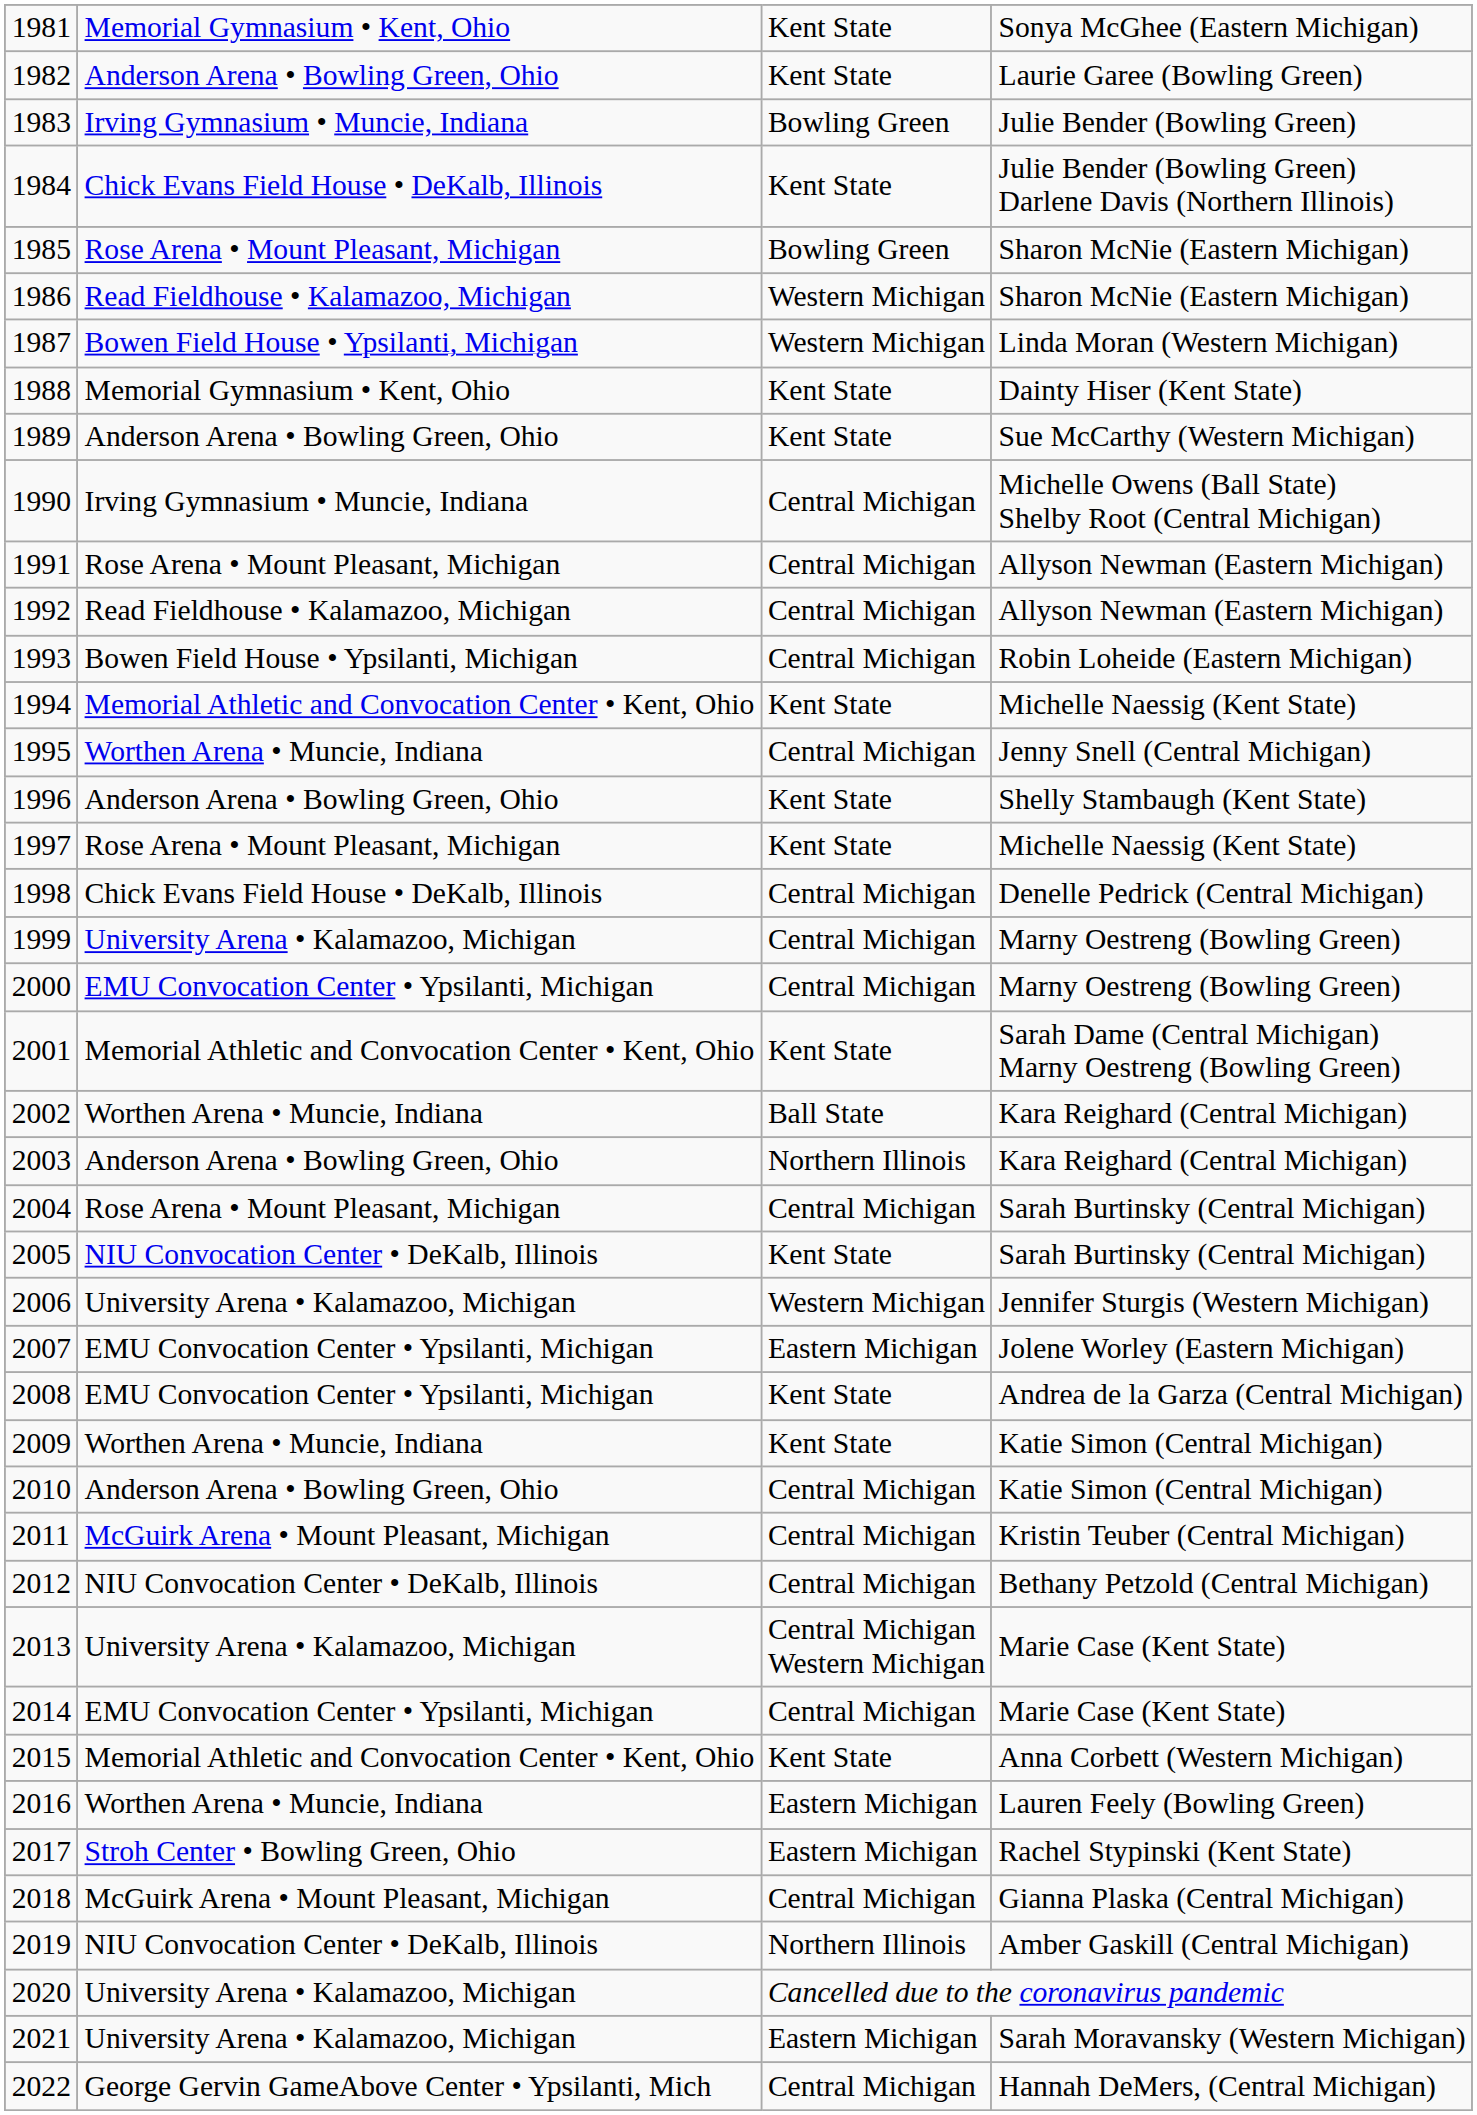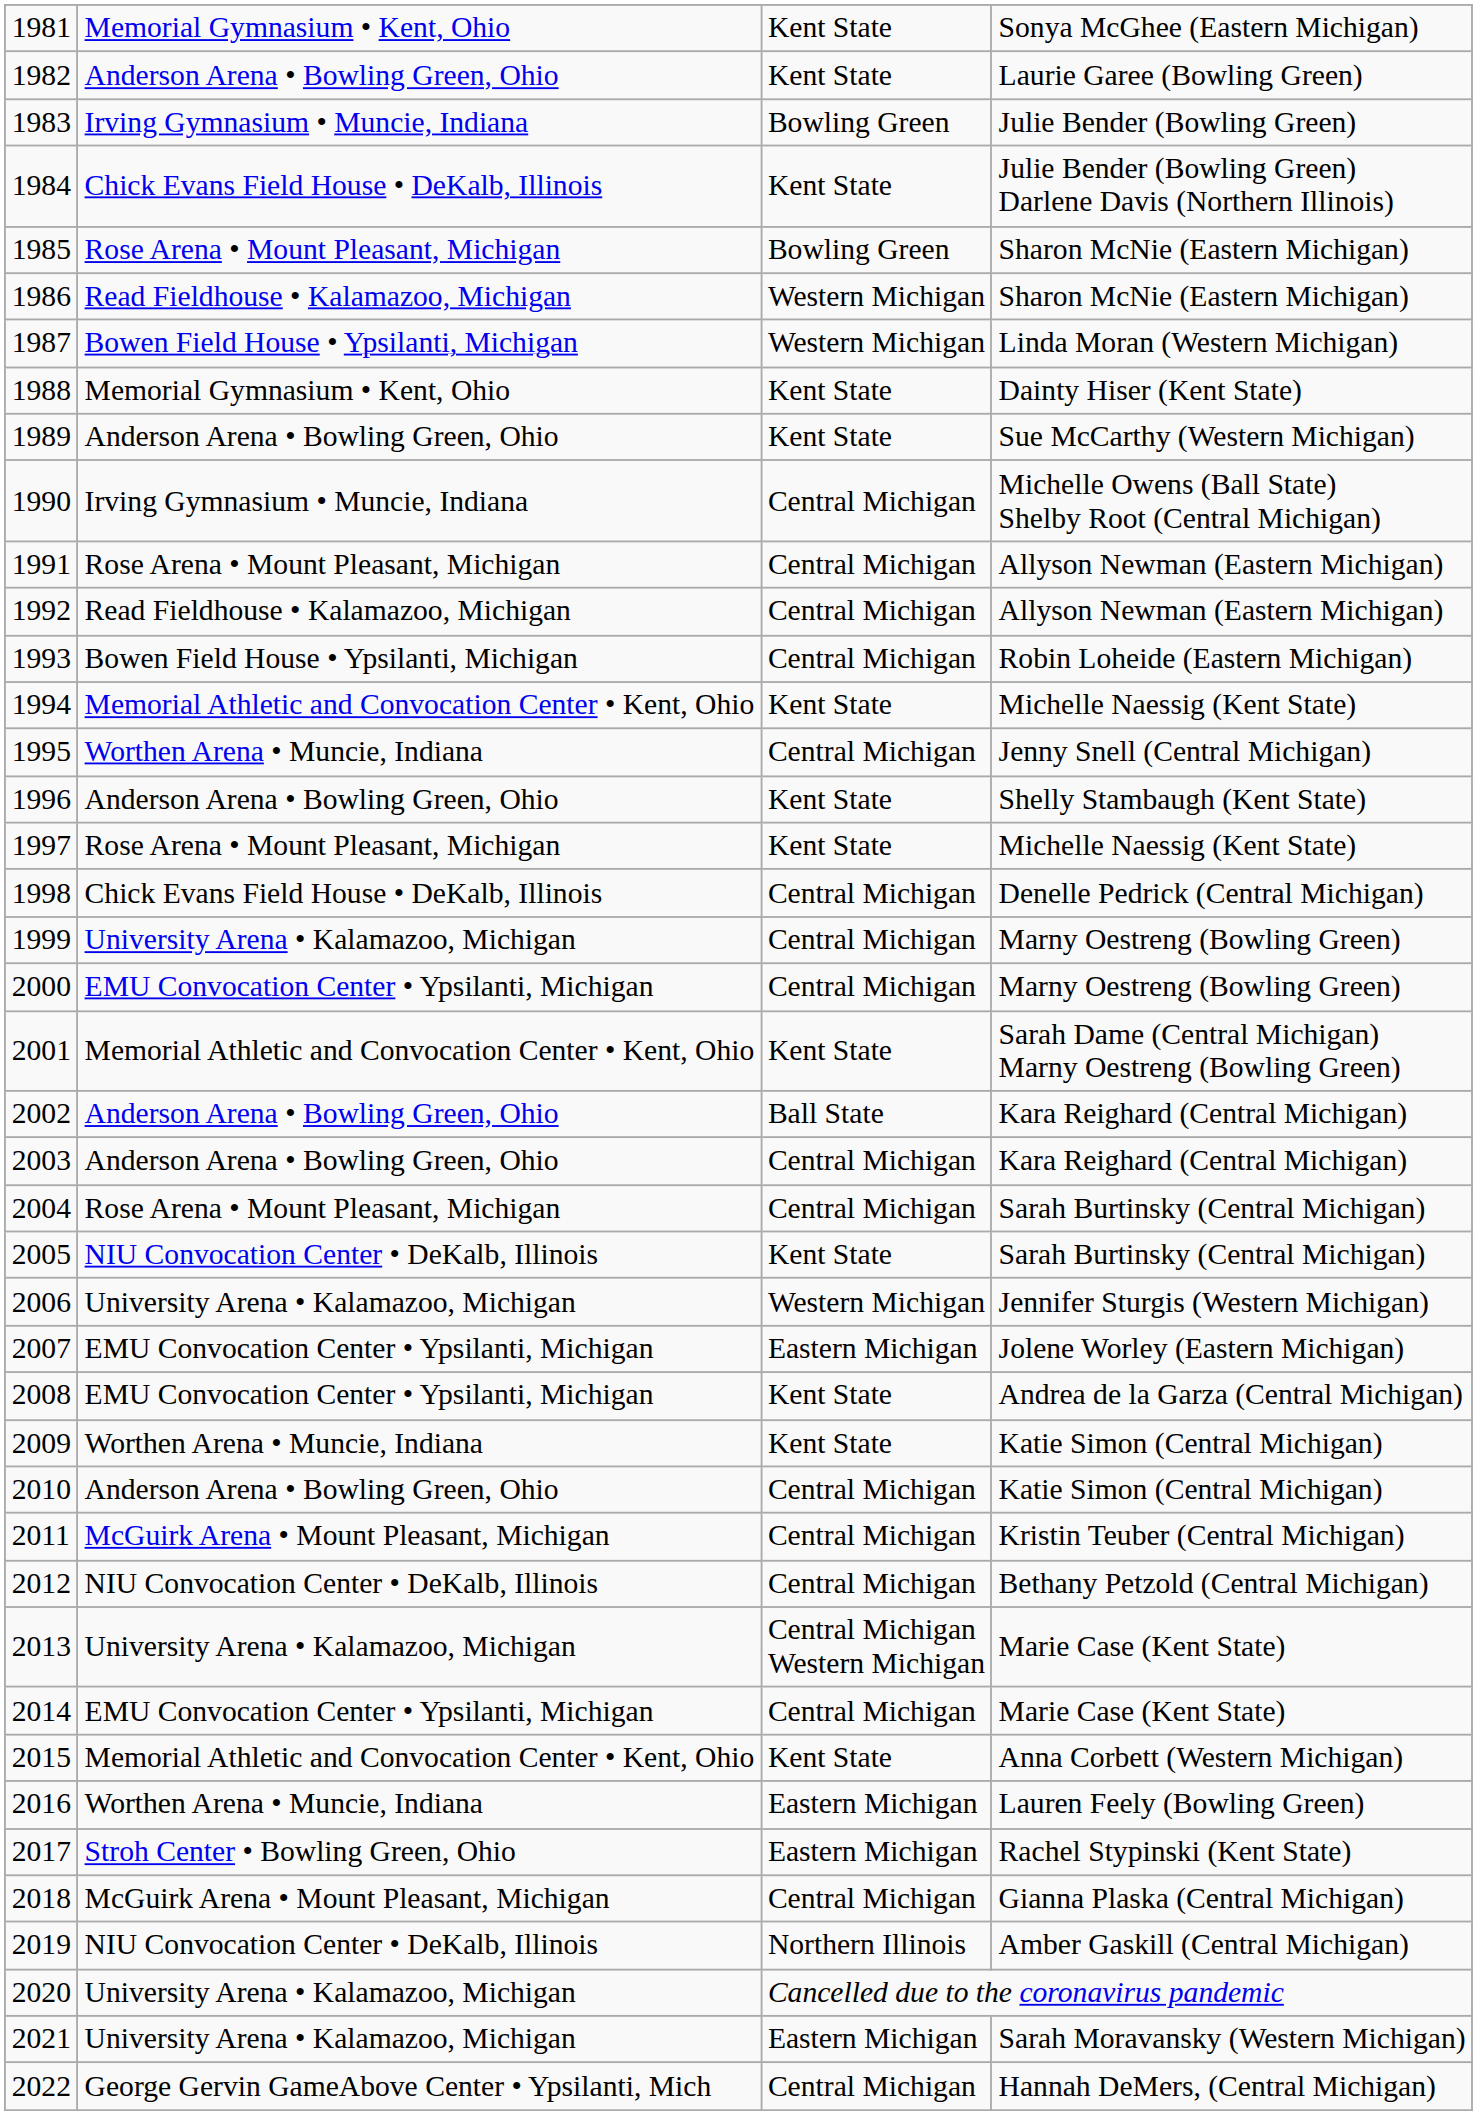(284, 1113) Worthen Arena • Muncie, Indiana -> (322, 1113) Anderson Arena • Bowling Green, Ohio
(867, 1160) Northern Illinois -> (872, 1160) Central Michigan
